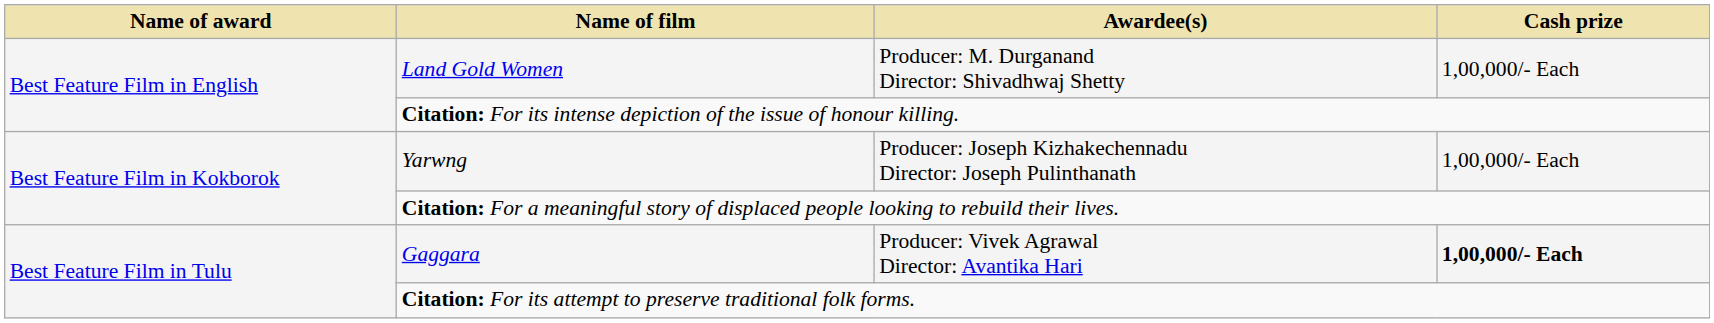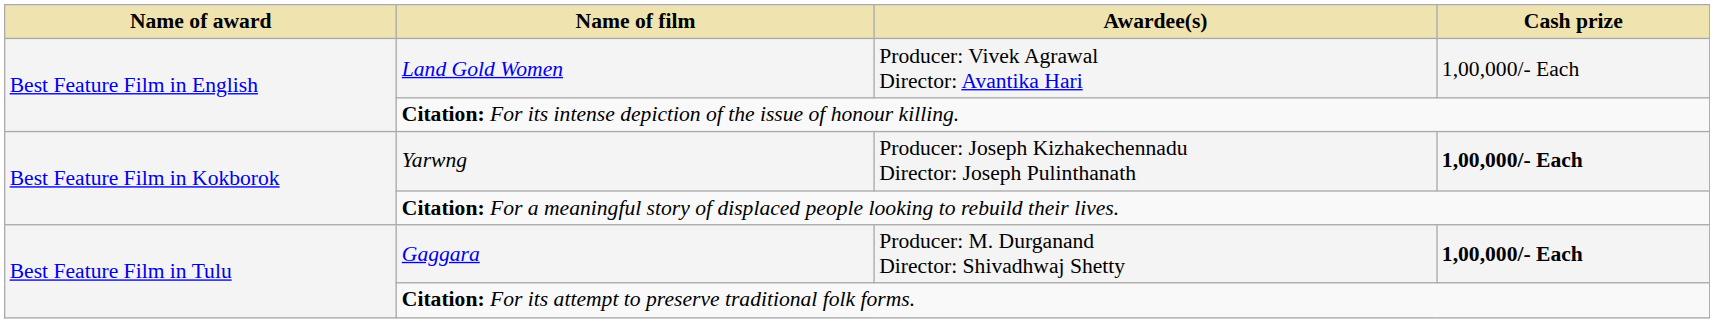(1002, 68) Producer: M. Durganand Director: Shivadhwaj Shetty -> (989, 68) Producer: Vivek Agrawal Director: Avantika Hari
(1511, 160) normal -> (1512, 160) bold
(989, 253) Producer: Vivek Agrawal Director: Avantika Hari -> (1002, 253) Producer: M. Durganand Director: Shivadhwaj Shetty
